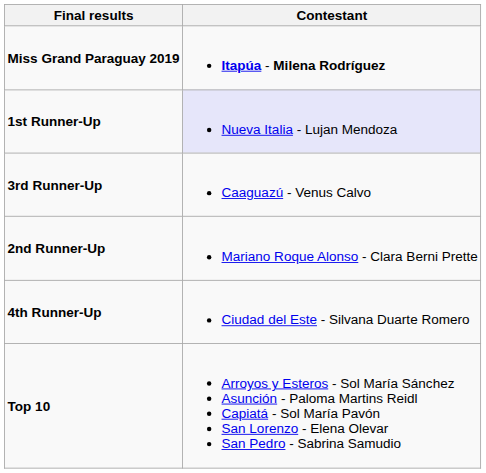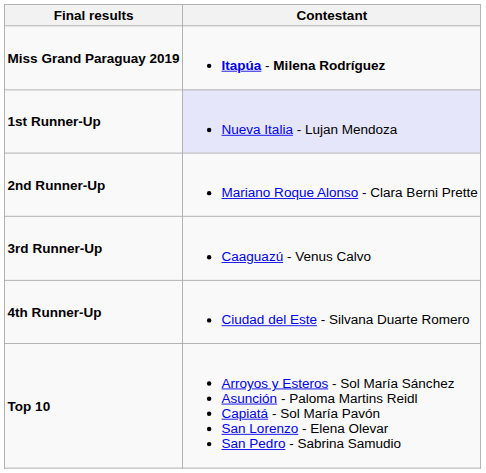rows swapped: (56, 249) <-> (55, 185)
